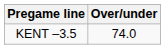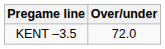(124, 34) 74.0 -> (124, 34) 72.0
